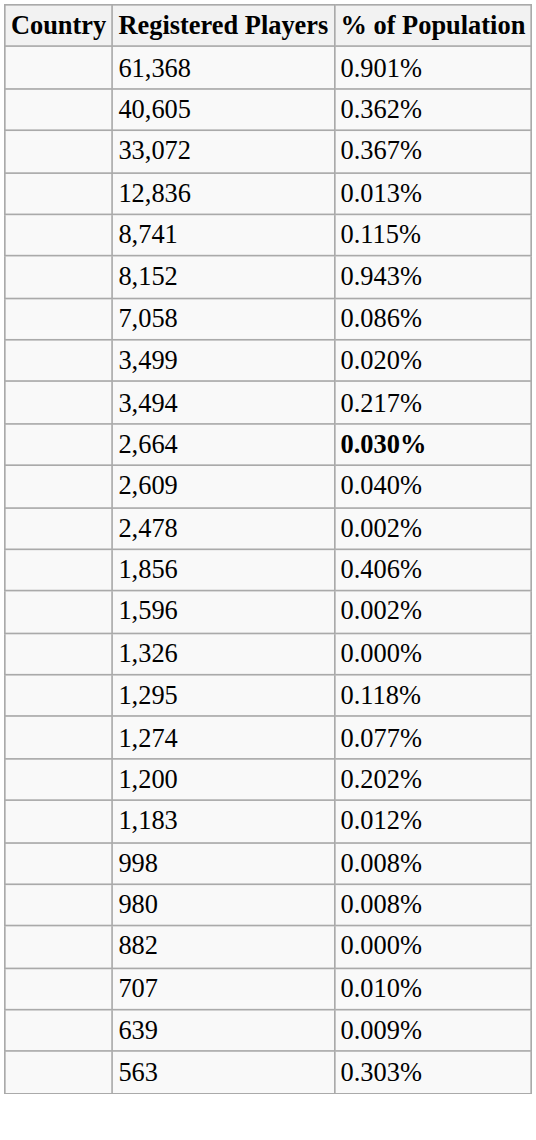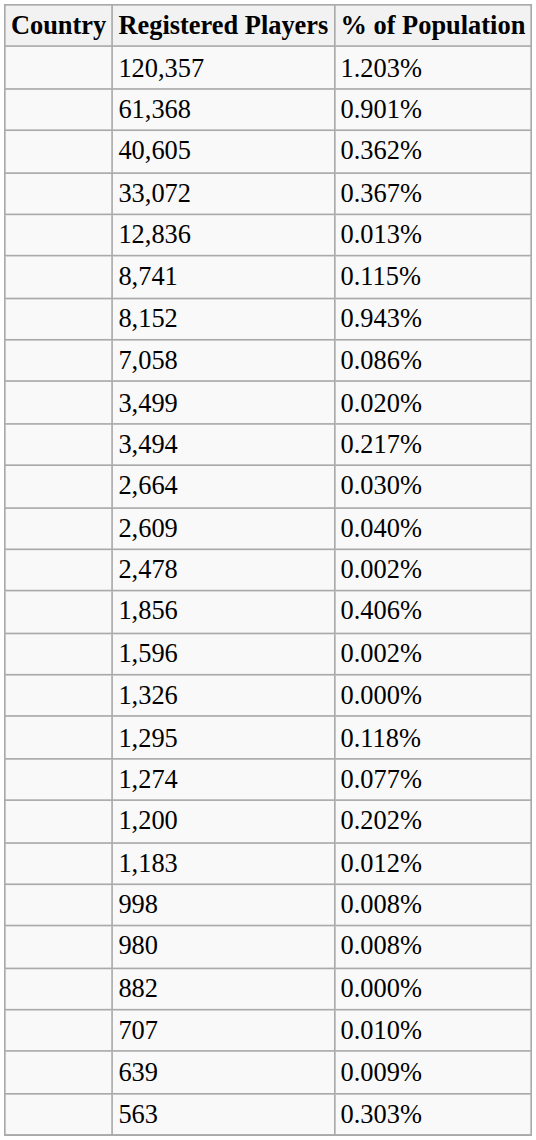+ row: (161, 67)
(383, 444) bold -> (381, 485) normal
